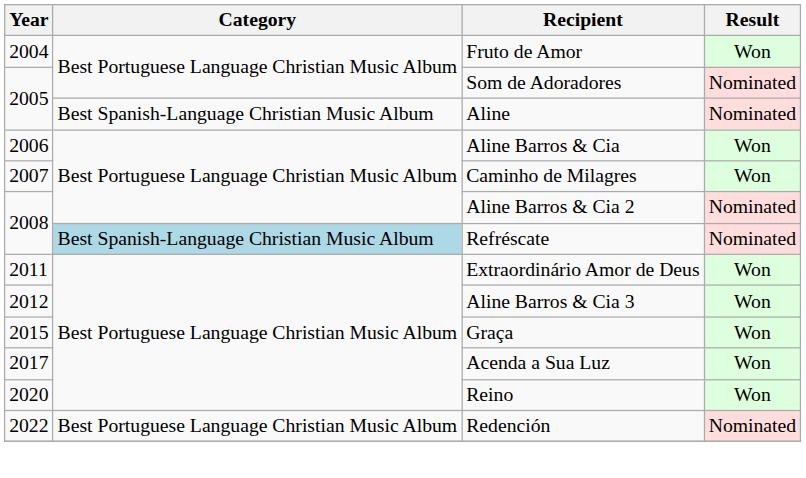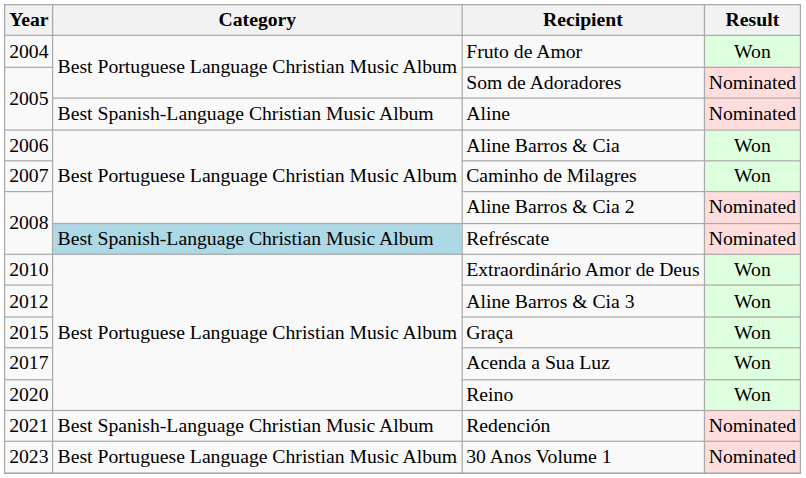(28, 269) 2011 -> (29, 269) 2010
(29, 425) 2022 -> (29, 425) 2021
(257, 425) Best Portuguese Language Christian Music Album -> (246, 425) Best Spanish-Language Christian Music Album
+ row: (539, 457)
